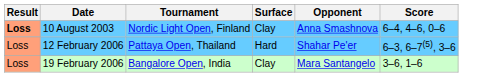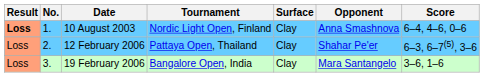+ column: (51, 12)
(266, 46) Hard -> (286, 46) Clay
